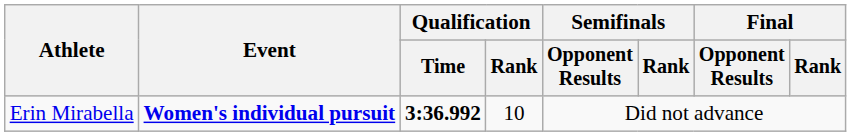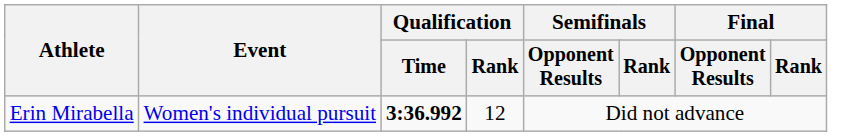(269, 113) bold -> (260, 113) normal
(514, 113) 10 -> (495, 113) 12
